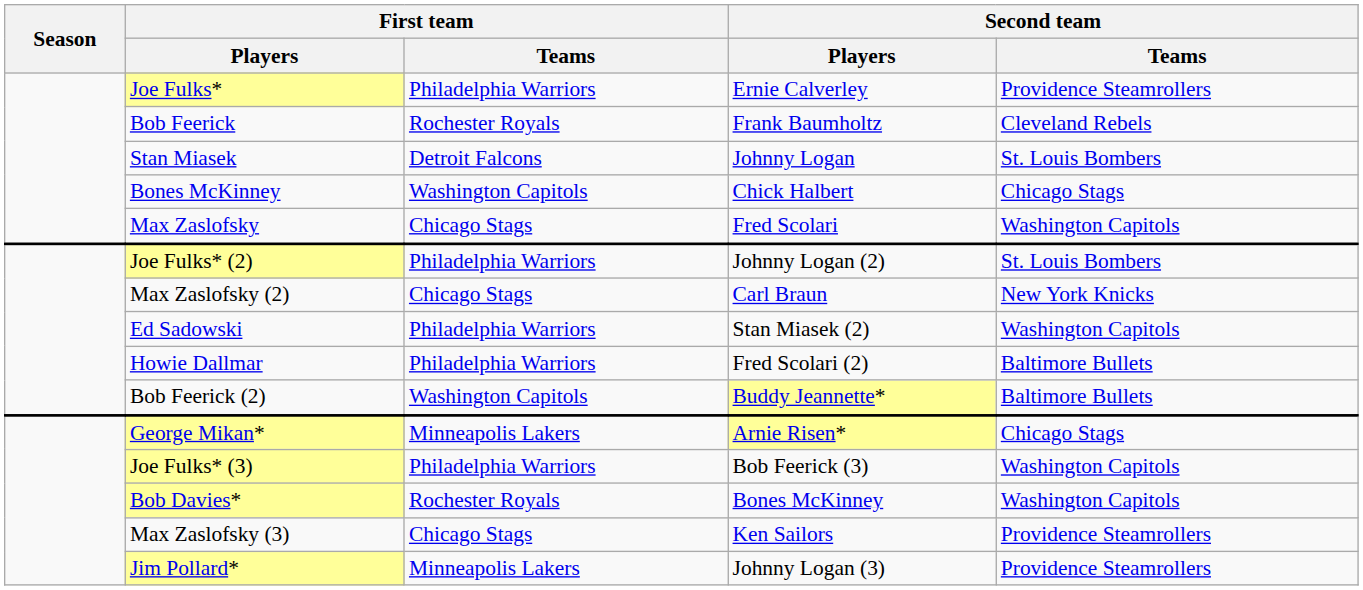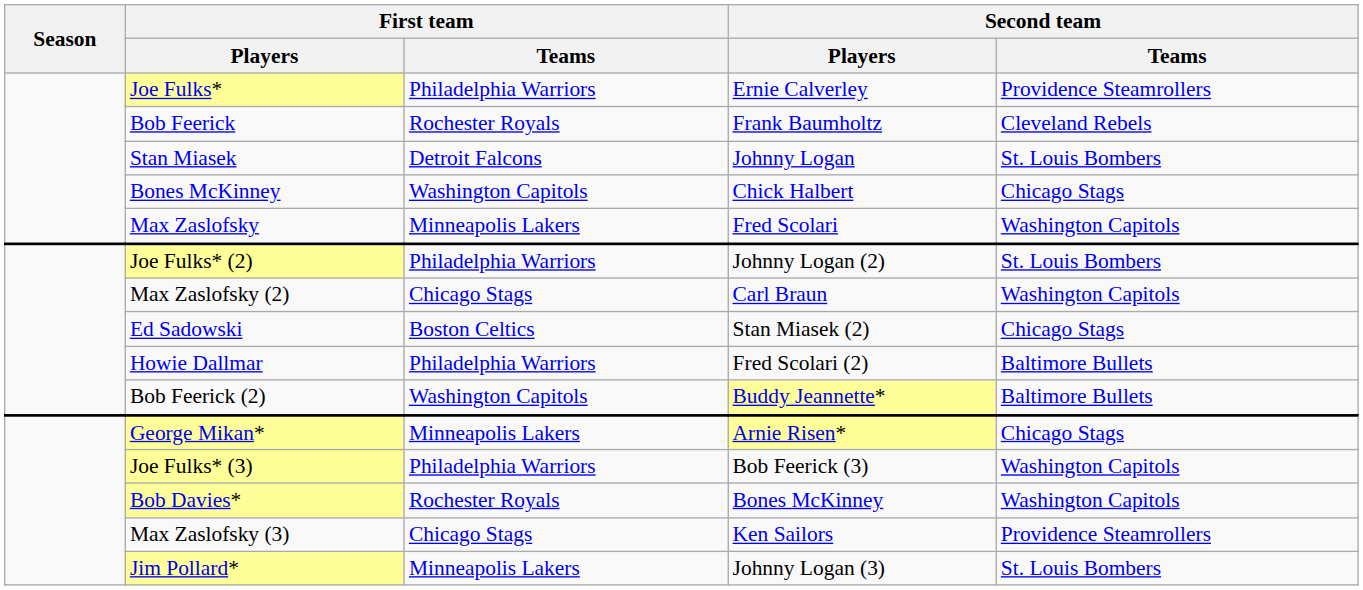(471, 225) Chicago Stags -> (494, 225) Minneapolis Lakers
(1077, 294) New York Knicks -> (1090, 294) Washington Capitols
(502, 328) Philadelphia Warriors -> (472, 328) Boston Celtics
(1090, 328) Washington Capitols -> (1062, 328) Chicago Stags
(1106, 568) Providence Steamrollers -> (1081, 568) St. Louis Bombers
